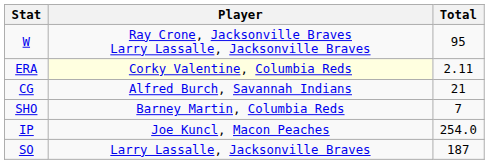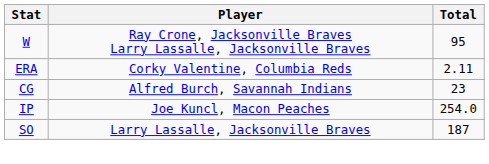(240, 69) lightyellow background -> (240, 69) no background
(458, 89) 21 -> (458, 89) 23
- row: (26, 109)
